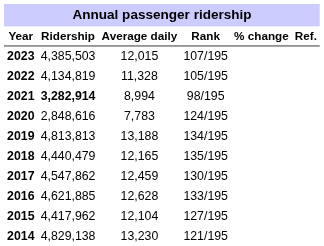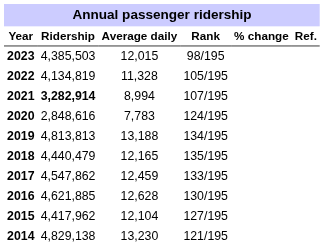(206, 56) 107/195 -> (206, 56) 98/195
(206, 96) 98/195 -> (206, 96) 107/195
(206, 176) 130/195 -> (206, 176) 133/195
(206, 196) 133/195 -> (206, 196) 130/195
